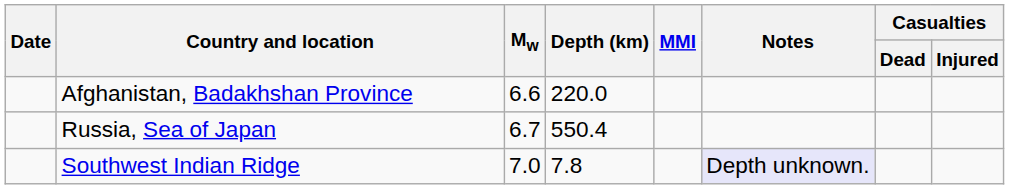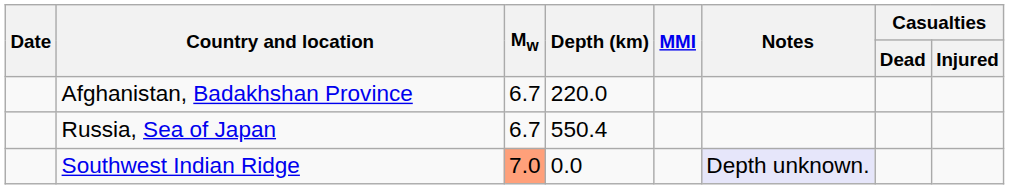(525, 93) 6.6 -> (525, 93) 6.7
(525, 165) no background -> (525, 165) lightsalmon background
(567, 165) 7.8 -> (567, 165) 0.0
